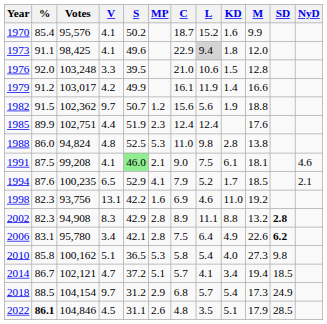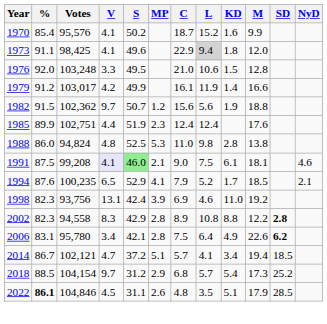(136, 69) 39.5 -> (136, 69) 49.5
(108, 162) no background -> (108, 162) lavender background
(136, 199) 42.2 -> (136, 199) 42.4
(158, 199) 1.6 -> (158, 199) 3.9
(75, 217) 94,908 -> (75, 217) 94,558
(208, 217) 11.1 -> (209, 217) 10.8
(258, 217) 13.2 -> (258, 217) 12.2
- row: (18, 255)
(283, 292) 24.9 -> (283, 273) 25.2
